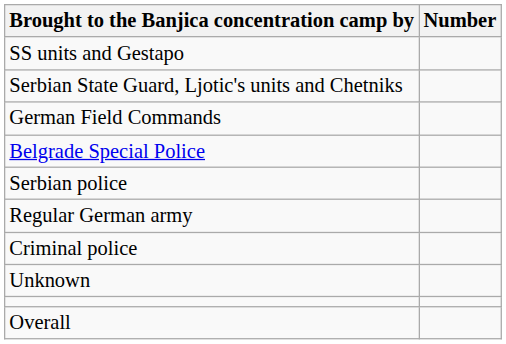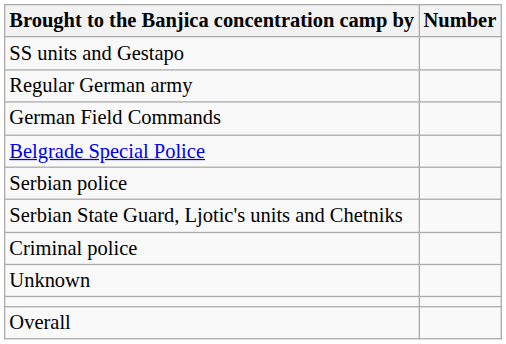rows swapped: (101, 215) <-> (206, 85)
